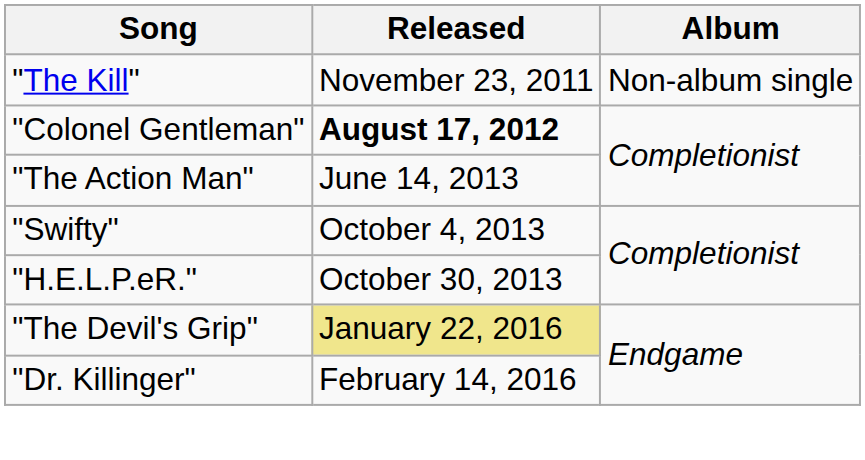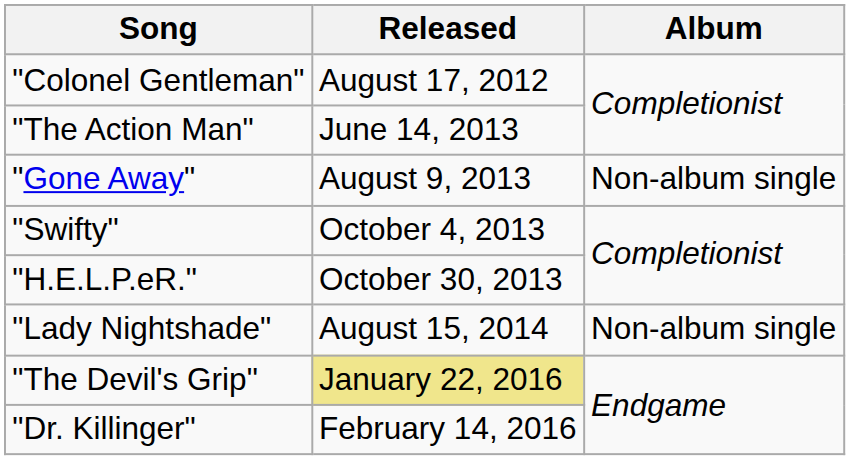- row: (76, 79)
(439, 129) bold -> (434, 79) normal
+ row: (104, 179)
+ row: (142, 329)
